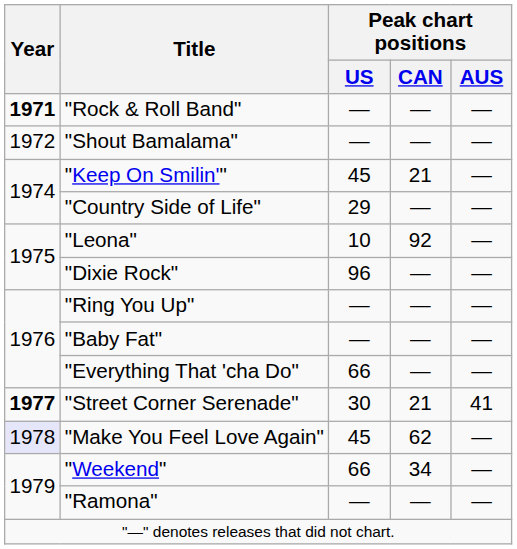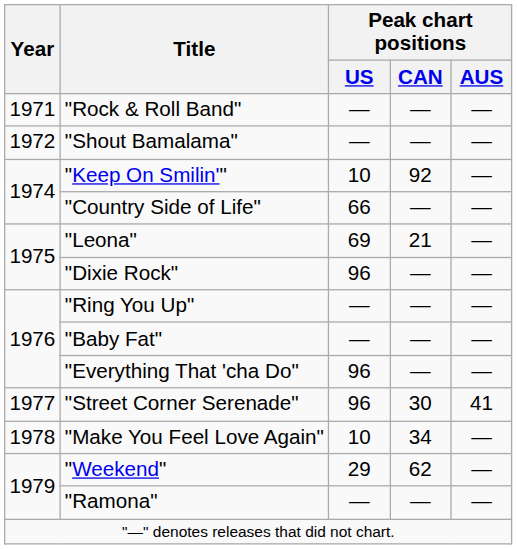(32, 109) bold -> (32, 109) normal
(359, 175) 45 -> (359, 175) 10
(420, 175) 21 -> (420, 175) 92
(359, 207) 29 -> (359, 207) 66
(359, 240) 10 -> (359, 240) 69
(420, 240) 92 -> (420, 240) 21
(359, 371) 66 -> (359, 371) 96
(32, 404) bold -> (32, 404) normal
(359, 404) 30 -> (359, 404) 96
(420, 404) 21 -> (420, 404) 30
(32, 436) lavender background -> (32, 436) no background
(359, 436) 45 -> (359, 436) 10
(420, 436) 62 -> (420, 436) 34
(359, 469) 66 -> (359, 469) 29
(420, 469) 34 -> (420, 469) 62
